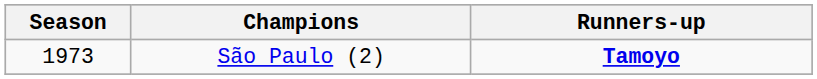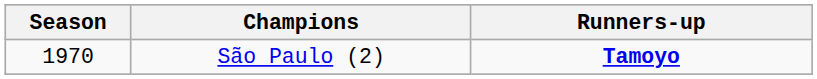(68, 57) 1973 -> (68, 57) 1970
